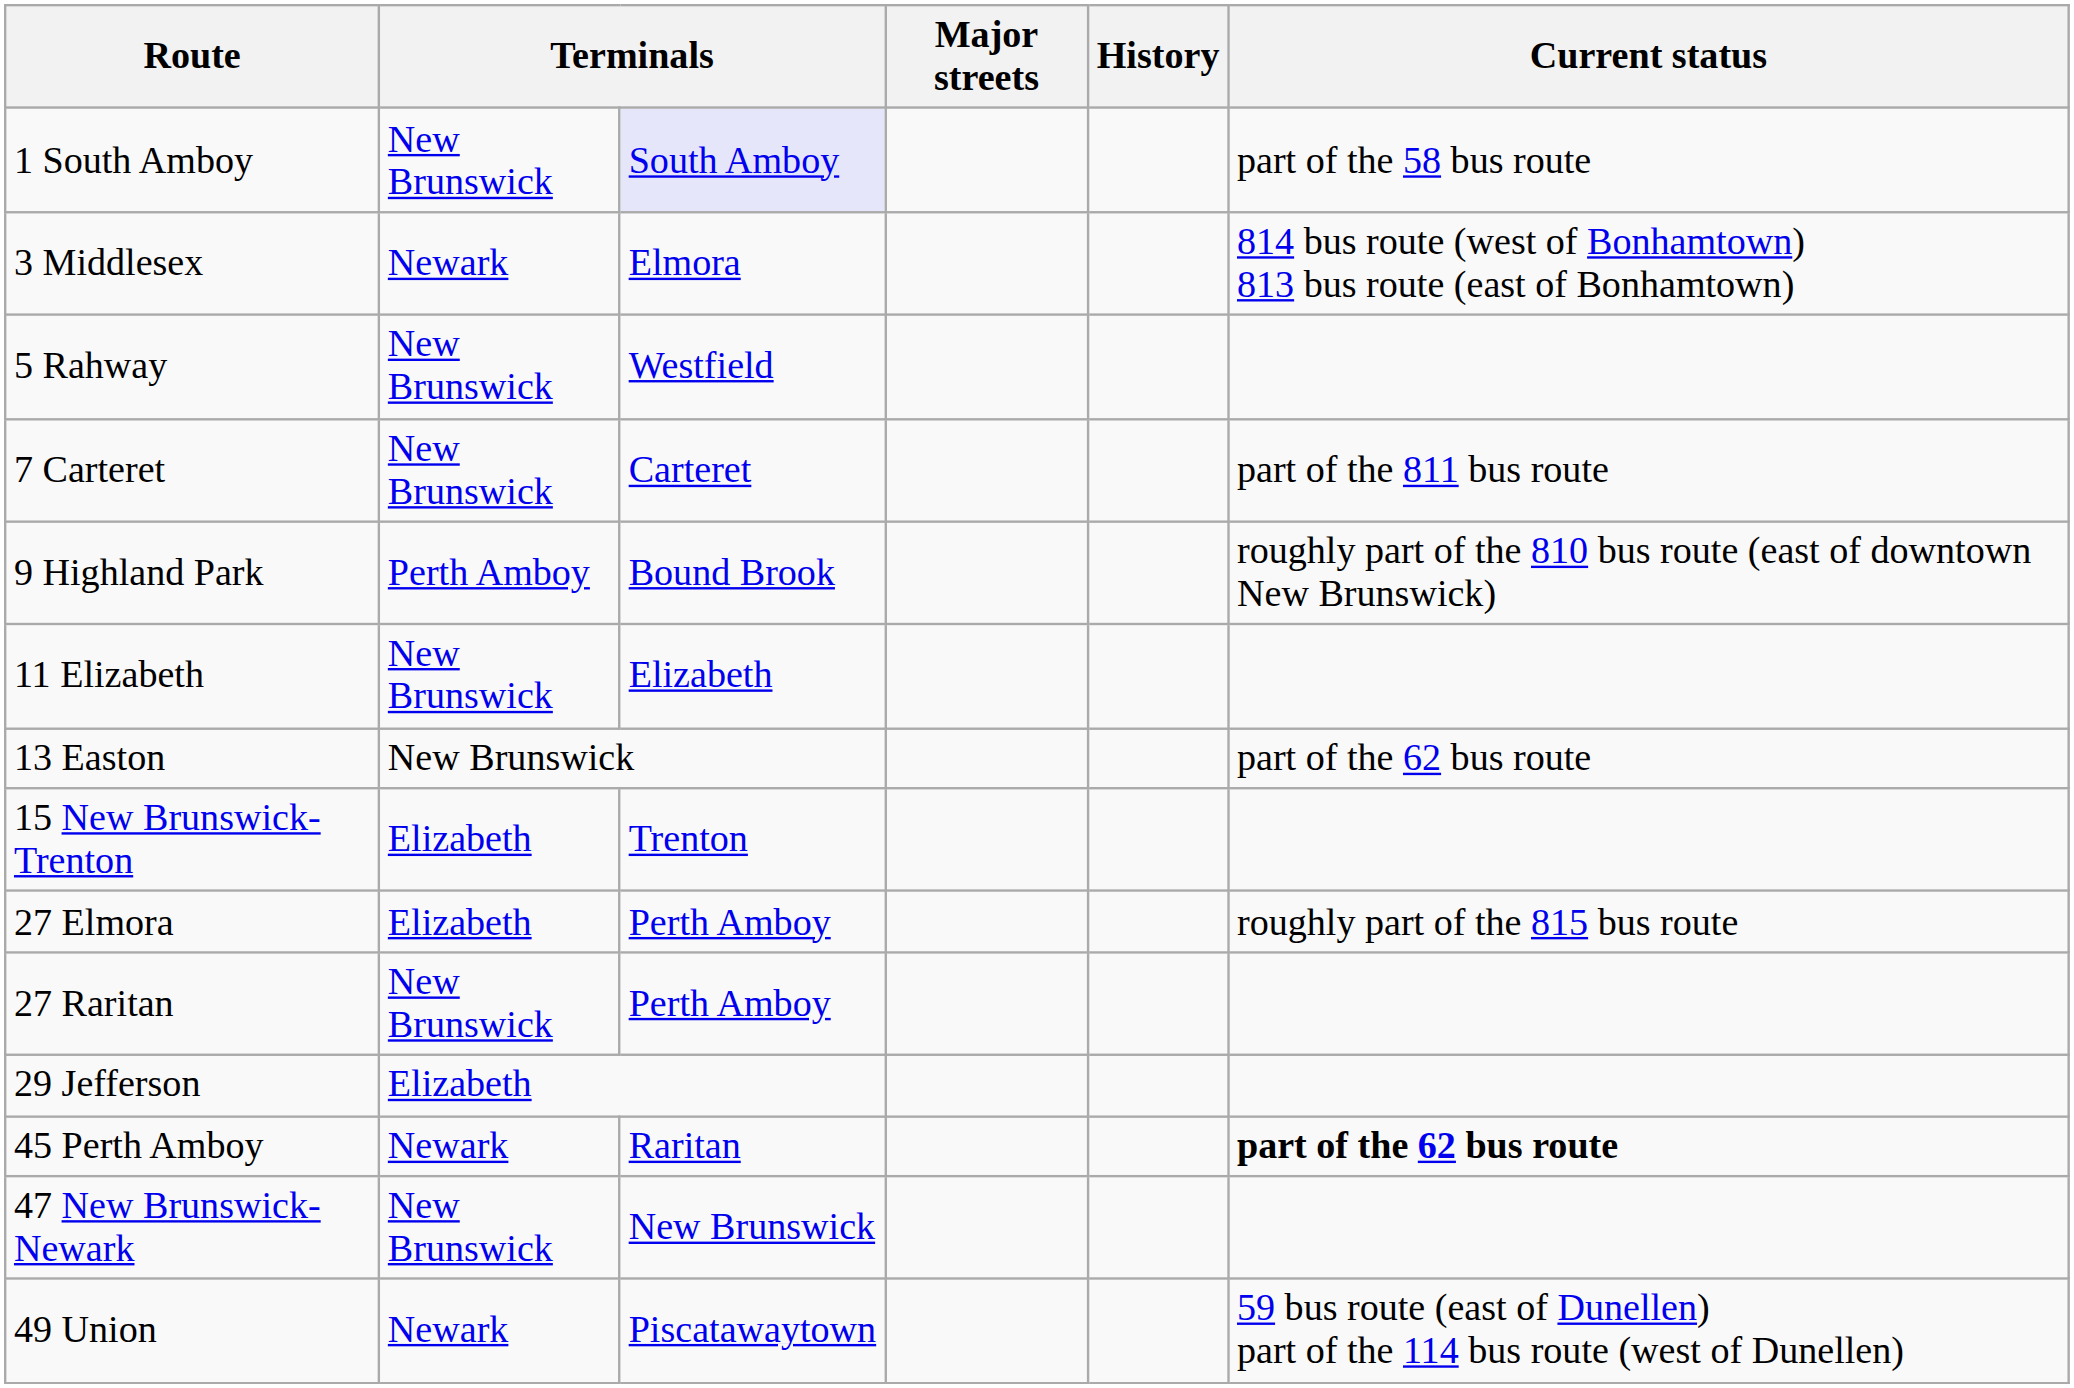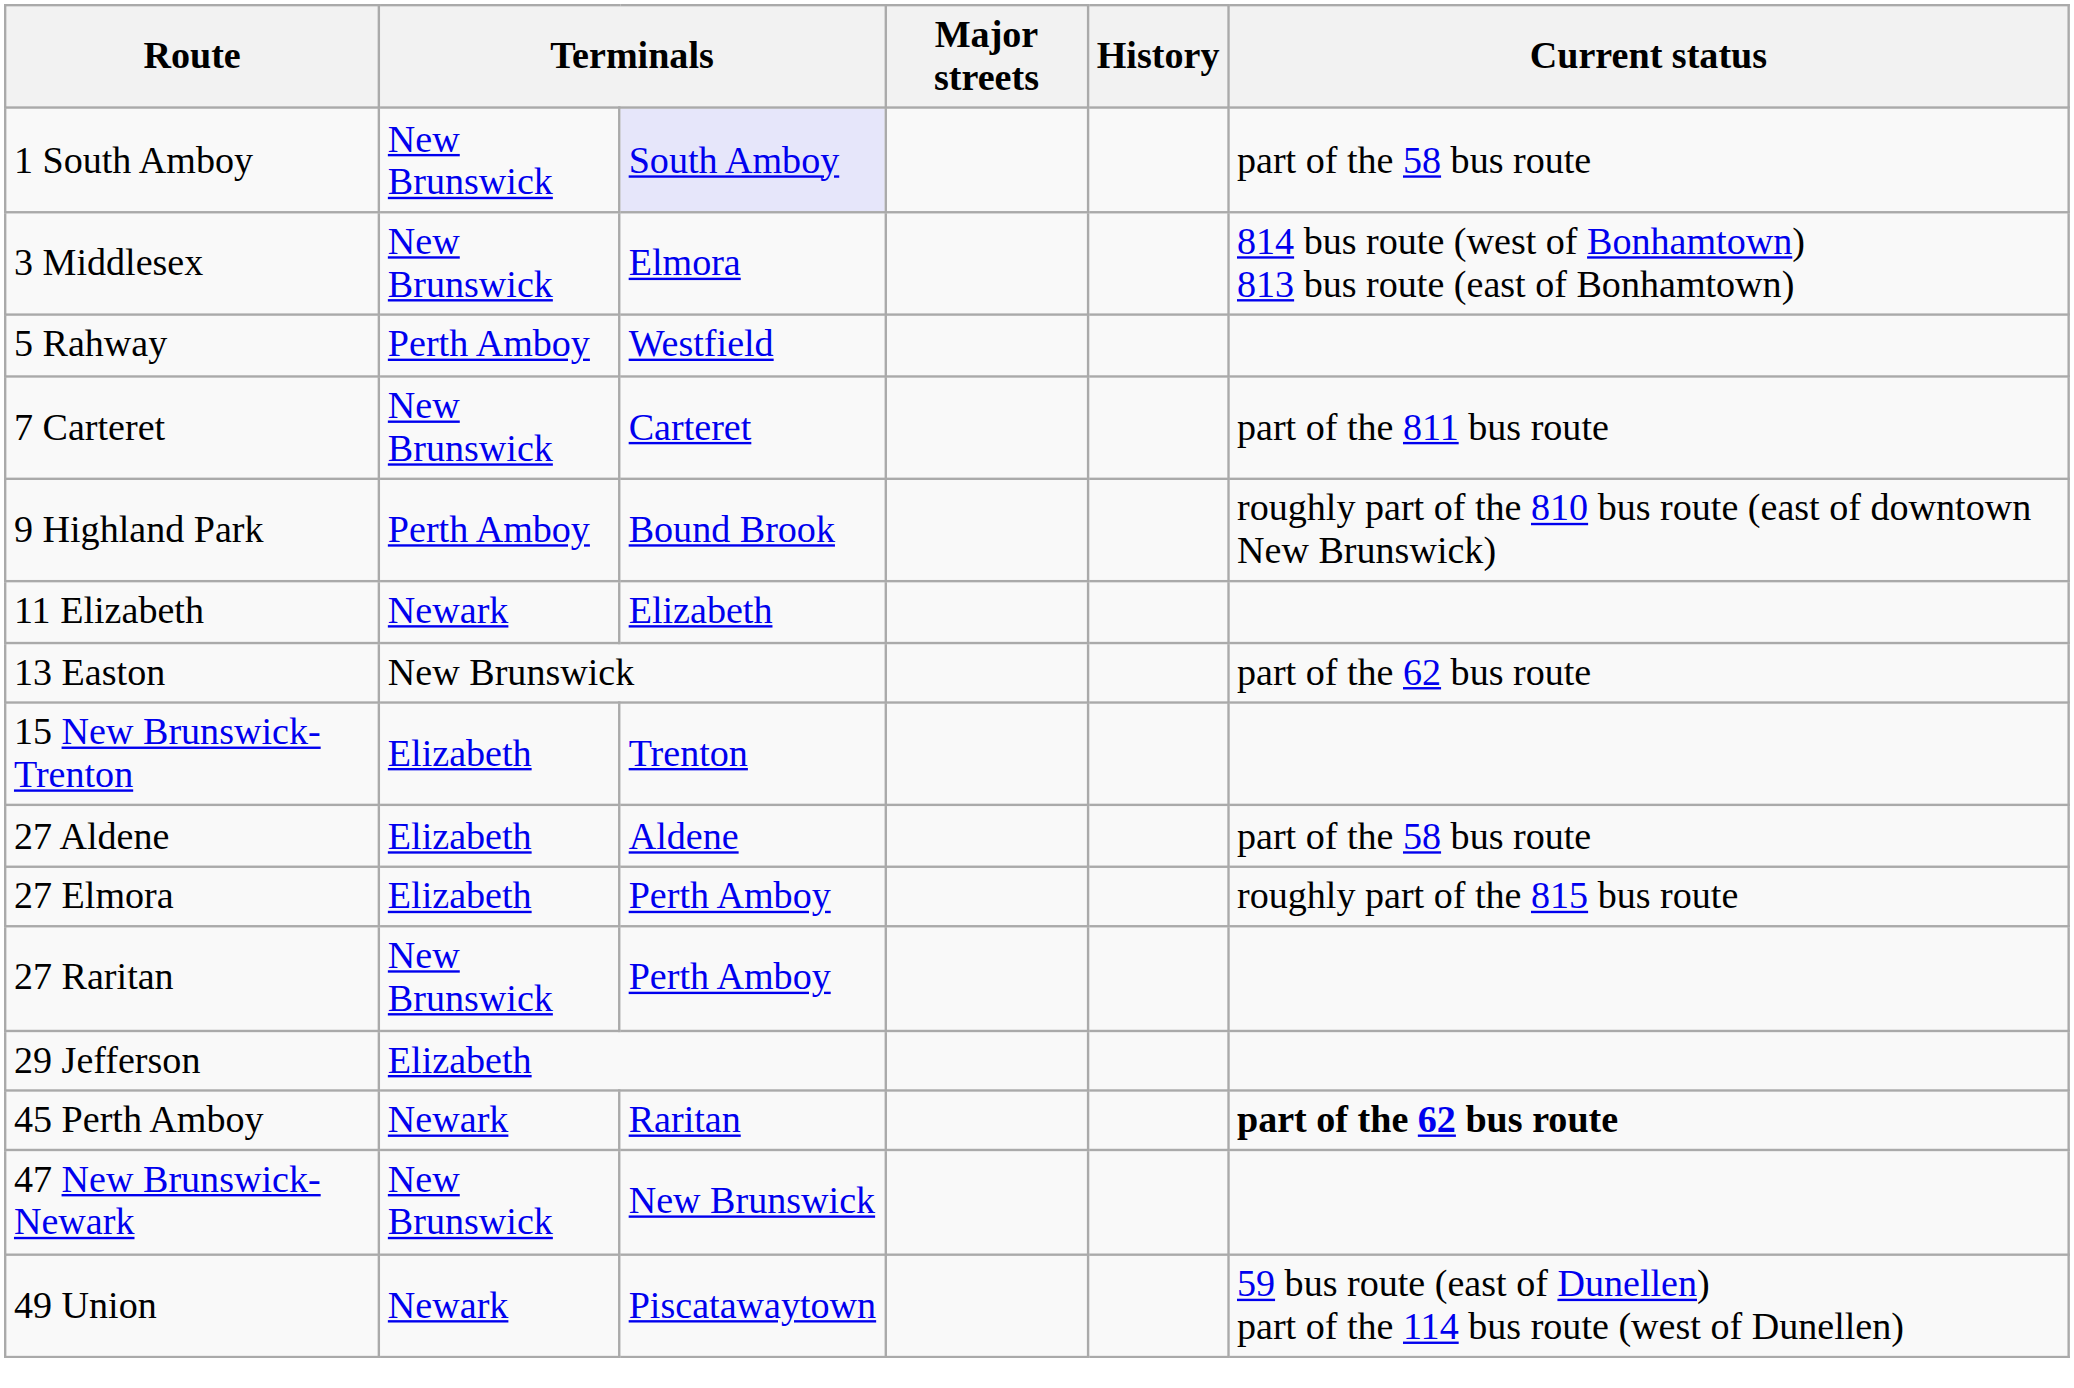(448, 262) Newark -> (470, 262) New Brunswick
(470, 365) New Brunswick -> (489, 344) Perth Amboy
(470, 675) New Brunswick -> (448, 611) Newark
+ row: (92, 835)
